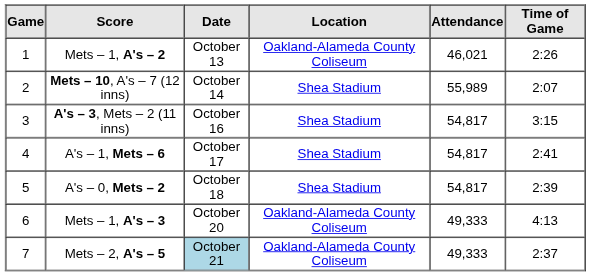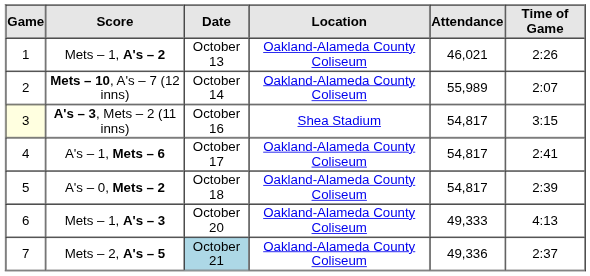(339, 87) Shea Stadium -> (339, 87) Oakland-Alameda County Coliseum
(26, 121) no background -> (26, 121) lightyellow background
(339, 154) Shea Stadium -> (339, 154) Oakland-Alameda County Coliseum
(339, 187) Shea Stadium -> (339, 187) Oakland-Alameda County Coliseum
(467, 253) 49,333 -> (467, 253) 49,336
